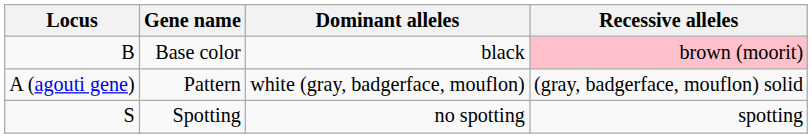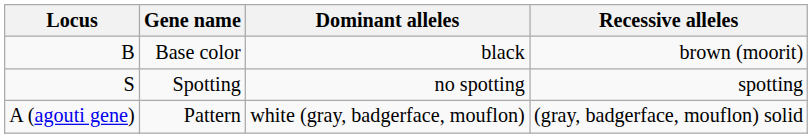(741, 52) pink background -> (741, 52) no background
rows swapped: (212, 84) <-> (207, 116)
